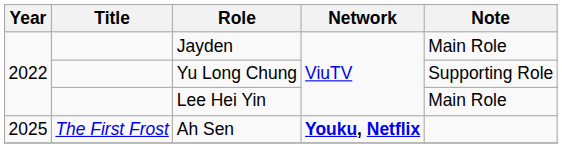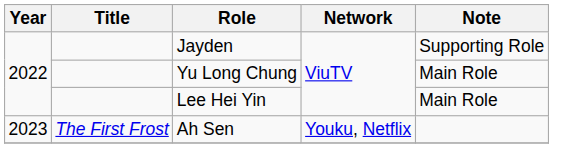(467, 45) Main Role -> (482, 45) Supporting Role
(491, 73) Supporting Role -> (458, 73) Main Role
(28, 128) 2025 -> (28, 128) 2023
(363, 128) bold -> (358, 128) normal
